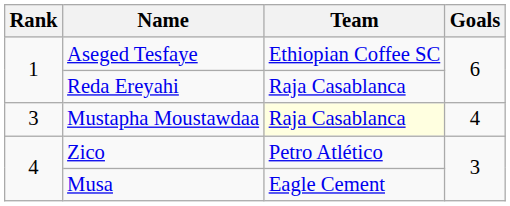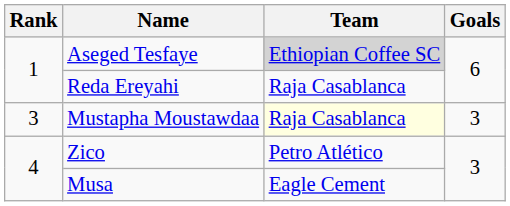(354, 53) no background -> (354, 53) lightgrey background
(475, 119) 4 -> (475, 119) 3
